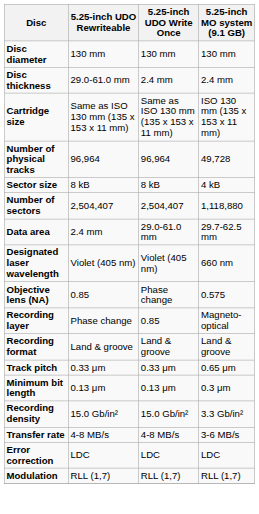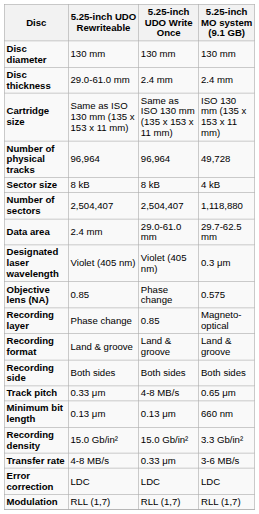(217, 263) 660 nm -> (216, 263) 0.3 μm
+ row: (30, 373)
(158, 367) 0.33 μm -> (160, 393) 4-8 MB/s
(216, 388) 0.3 μm -> (217, 414) 660 nm
(160, 434) 4-8 MB/s -> (158, 460) 0.33 μm
